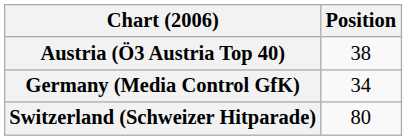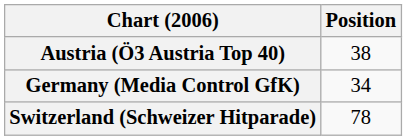(361, 118) 80 -> (361, 118) 78
